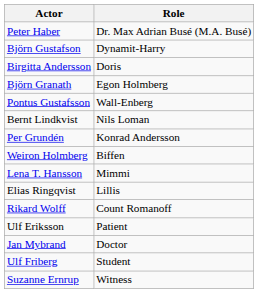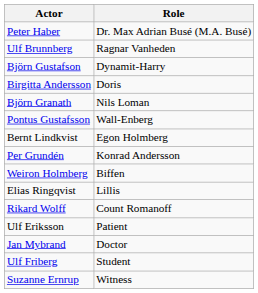+ row: (40, 48)
(132, 84) Egon Holmberg -> (123, 102) Nils Loman
(123, 119) Nils Loman -> (132, 137) Egon Holmberg
- row: (45, 173)
